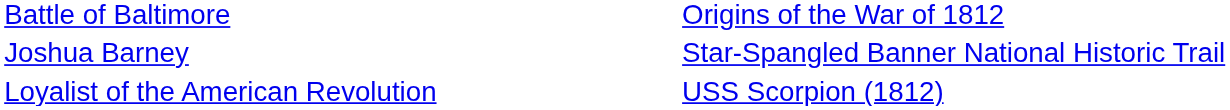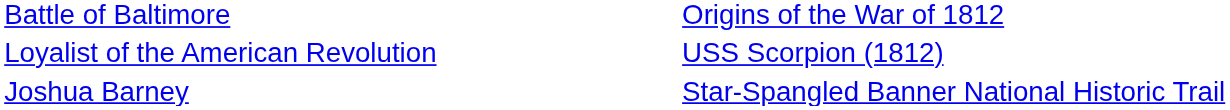rows swapped: (97, 53) <-> (220, 91)
